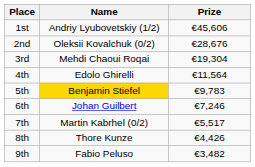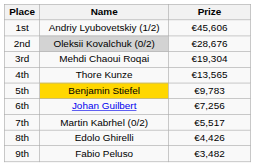(104, 43) no background -> (104, 43) lightgrey background
(104, 75) Edolo Ghirelli -> (104, 75) Thore Kunze
(209, 75) €11,564 -> (209, 75) €13,565
(209, 106) €7,246 -> (209, 106) €7,256
(104, 138) Thore Kunze -> (104, 138) Edolo Ghirelli
